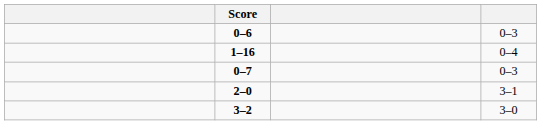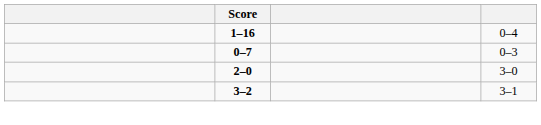- row: (243, 33)
(508, 91) 3–1 -> (508, 71) 3–0
(508, 110) 3–0 -> (508, 91) 3–1
